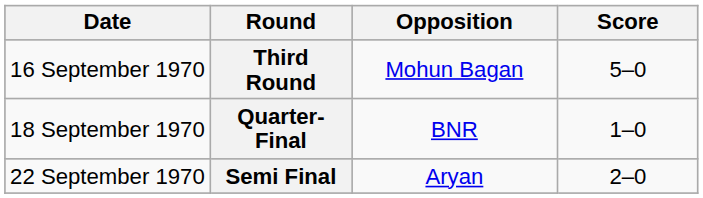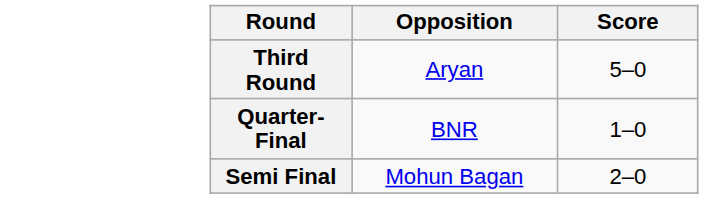- column: (107, 22)
(454, 70) Mohun Bagan -> (454, 70) Aryan
(454, 176) Aryan -> (454, 176) Mohun Bagan
